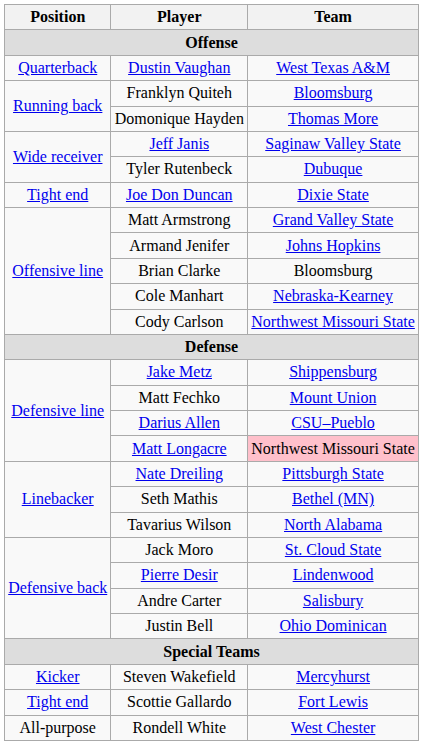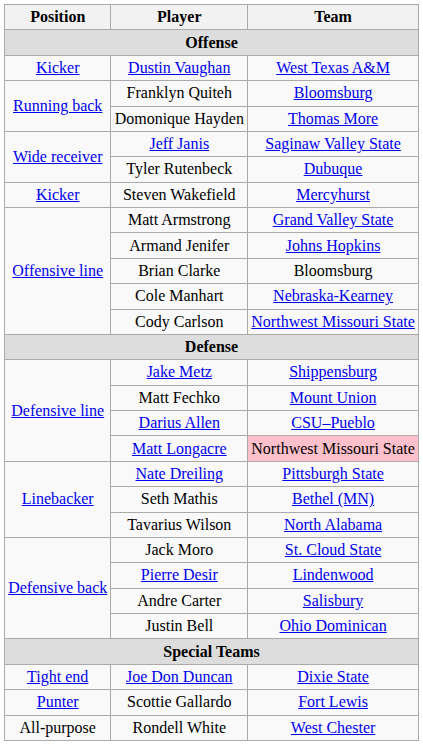(58, 67) Quarterback -> (58, 67) Kicker
rows swapped: (179, 194) <-> (179, 676)
(58, 702) Tight end -> (58, 702) Punter
